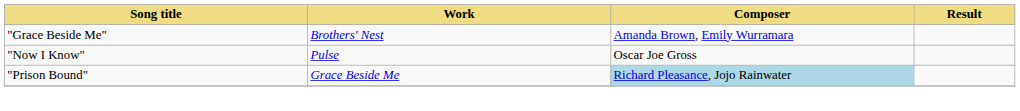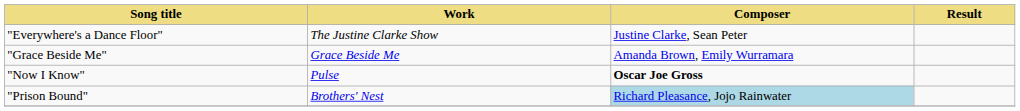+ row: (85, 34)
(347, 34) Brothers' Nest -> (355, 55) Grace Beside Me
(655, 55) normal -> (658, 75) bold
(355, 75) Grace Beside Me -> (347, 95) Brothers' Nest
